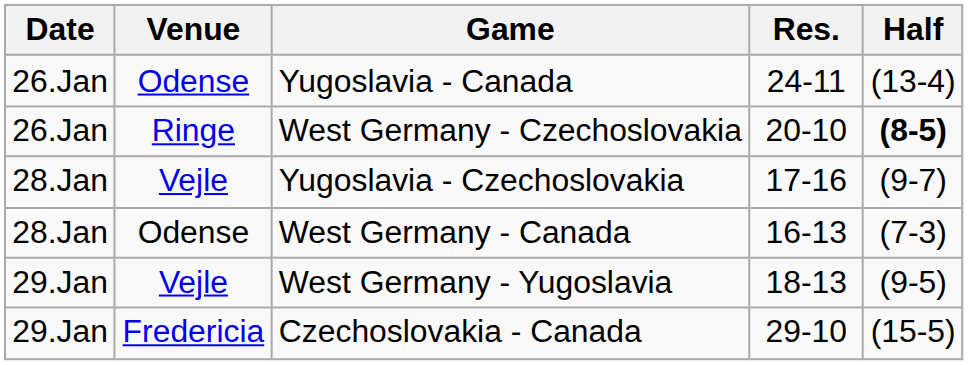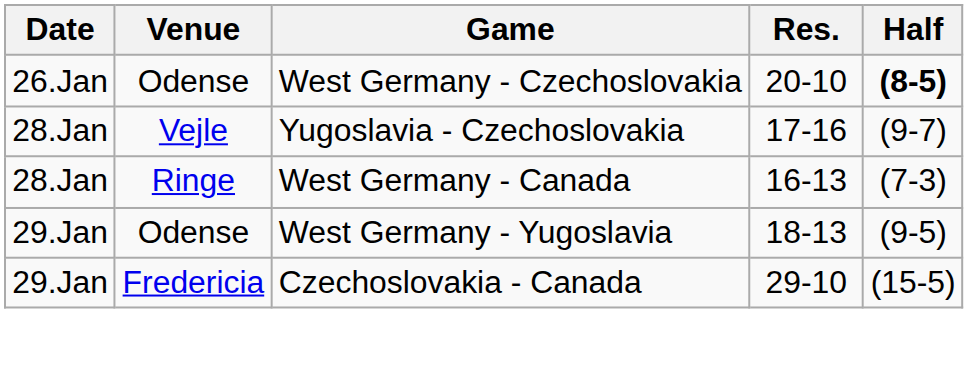- row: (426, 80)
(193, 130) Ringe -> (193, 80) Odense
(193, 231) Odense -> (193, 181) Ringe
(193, 282) Vejle -> (193, 231) Odense
